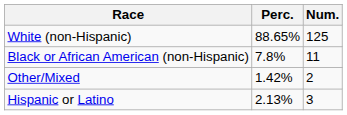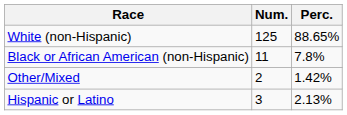columns swapped: (323, 15) <-> (277, 15)
